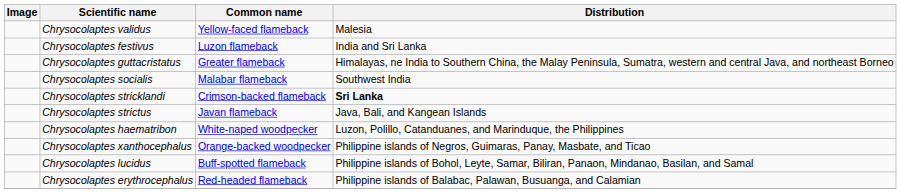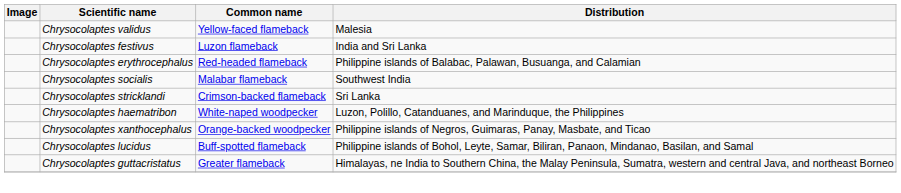rows swapped: (111, 63) <-> (118, 180)
(359, 96) bold -> (358, 96) normal
- row: (97, 113)
